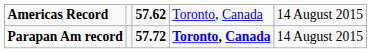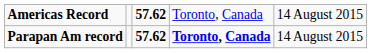(151, 36) 57.72 -> (151, 36) 57.62
